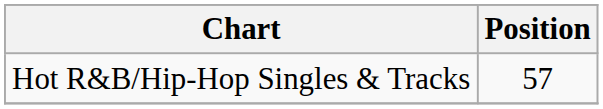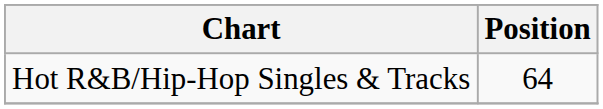(538, 77) 57 -> (538, 77) 64
